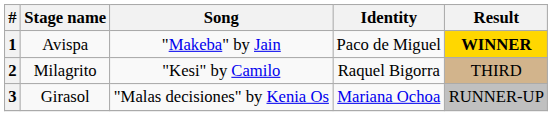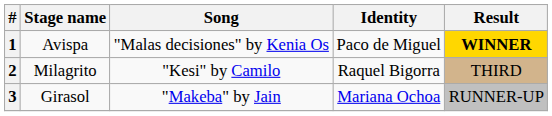(221, 44) "Makeba" by Jain -> (221, 44) "Malas decisiones" by Kenia Os
(221, 96) "Malas decisiones" by Kenia Os -> (221, 96) "Makeba" by Jain
